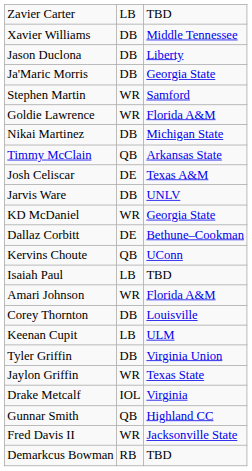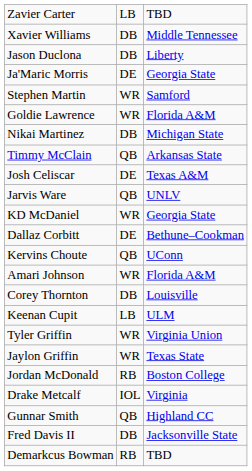(128, 74) DB -> (128, 74) DE
(128, 194) DB -> (128, 194) QB
- row: (35, 275)
(128, 355) DB -> (130, 335) WR
+ row: (53, 375)
(130, 435) WR -> (128, 435) DB
